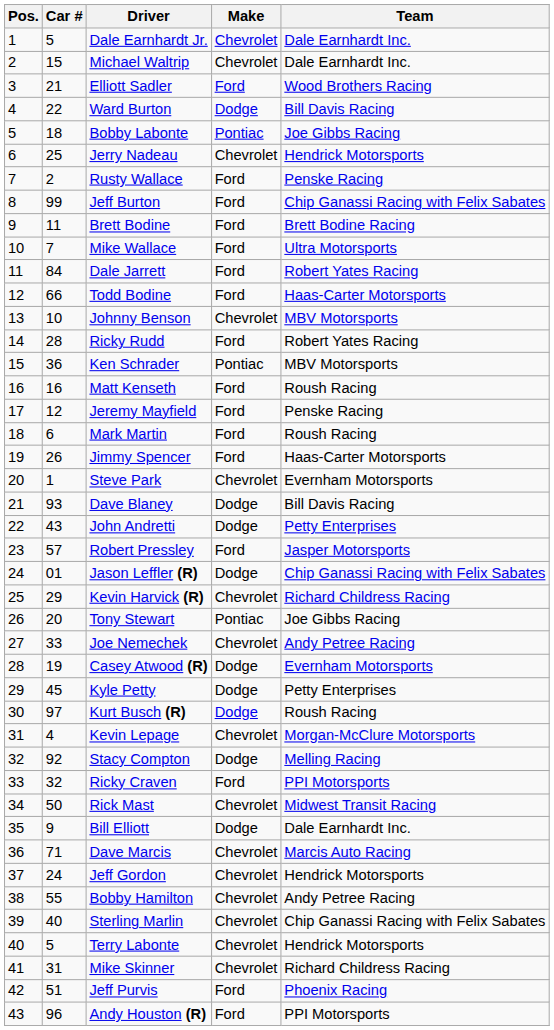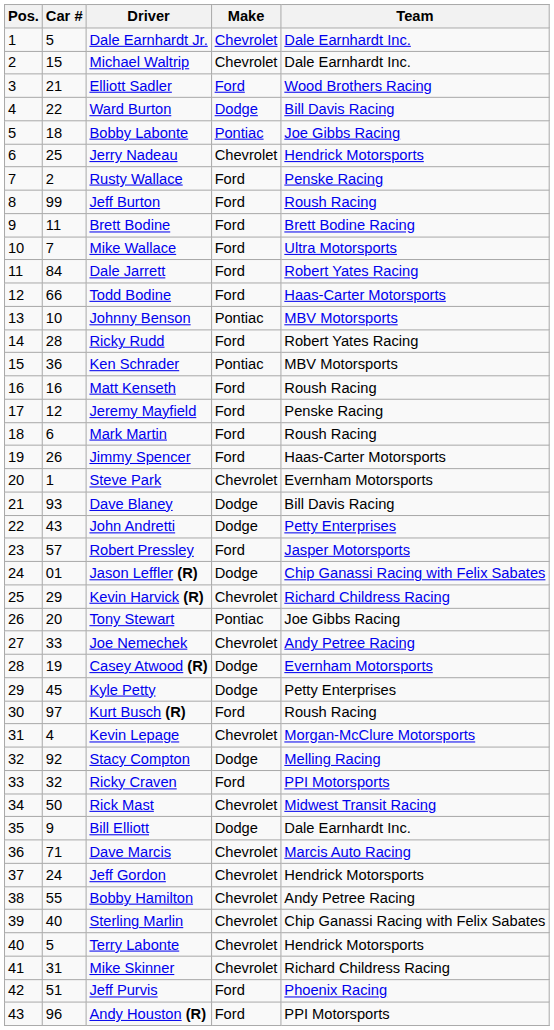(415, 202) Chip Ganassi Racing with Felix Sabates -> (330, 202) Roush Racing
(246, 318) Chevrolet -> (239, 318) Pontiac
(236, 713) Dodge -> (230, 713) Ford
